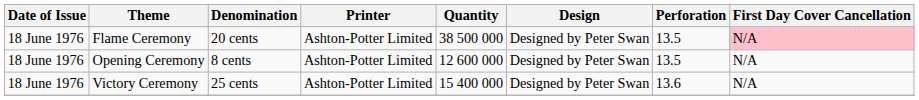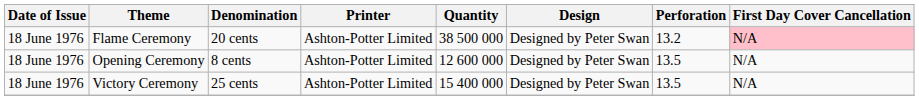(668, 38) 13.5 -> (668, 38) 13.2
(668, 83) 13.6 -> (668, 83) 13.5
